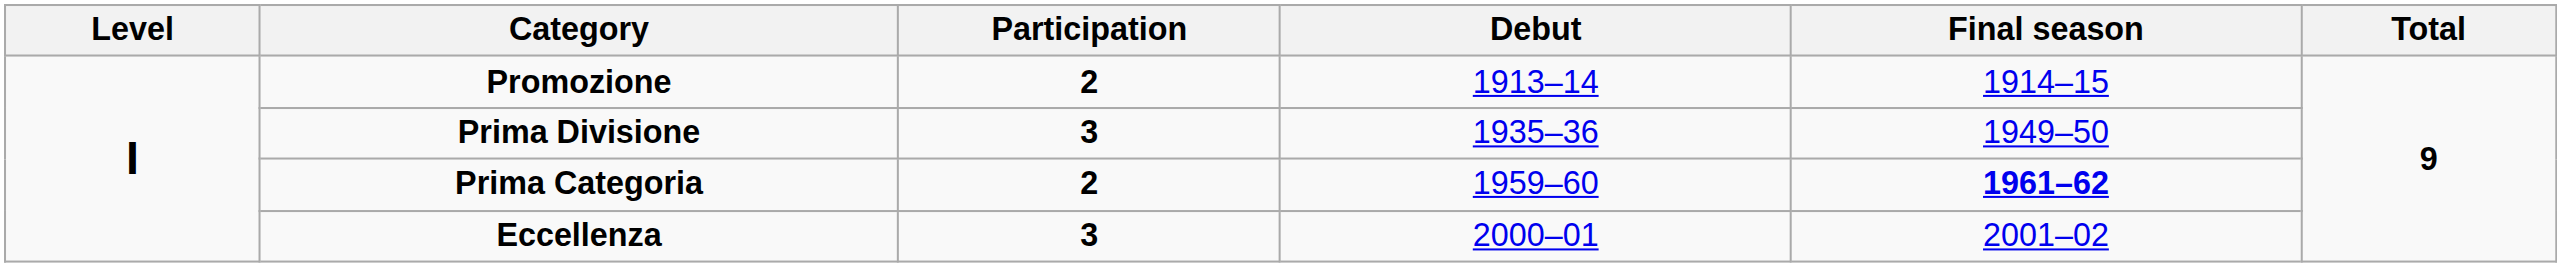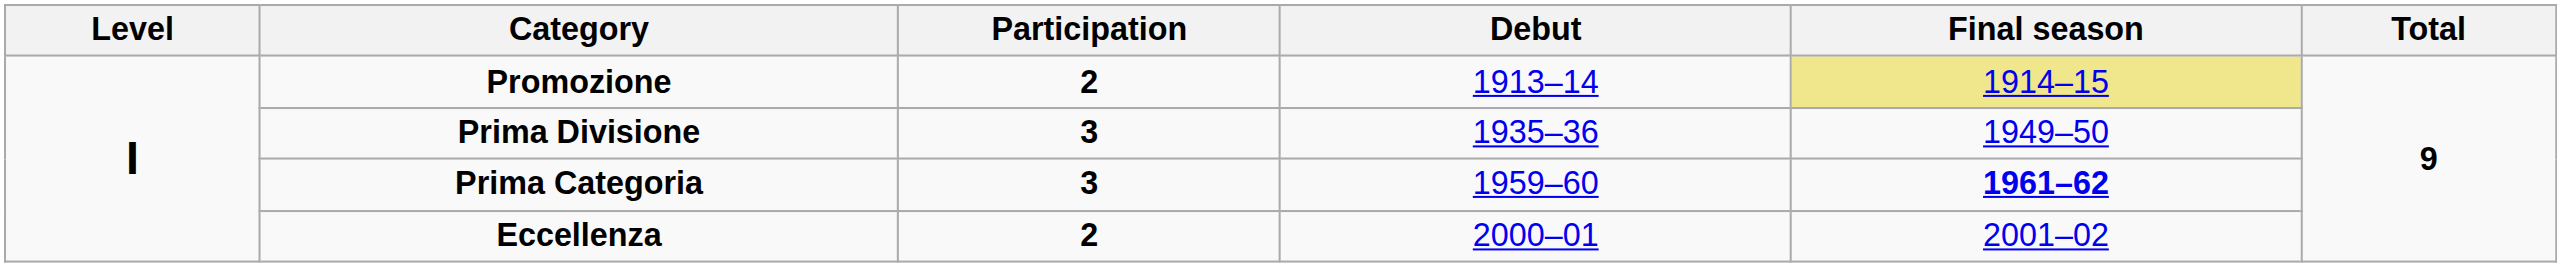(2046, 81) no background -> (2046, 81) khaki background
(1089, 183) 2 -> (1089, 183) 3
(1089, 235) 3 -> (1089, 235) 2
